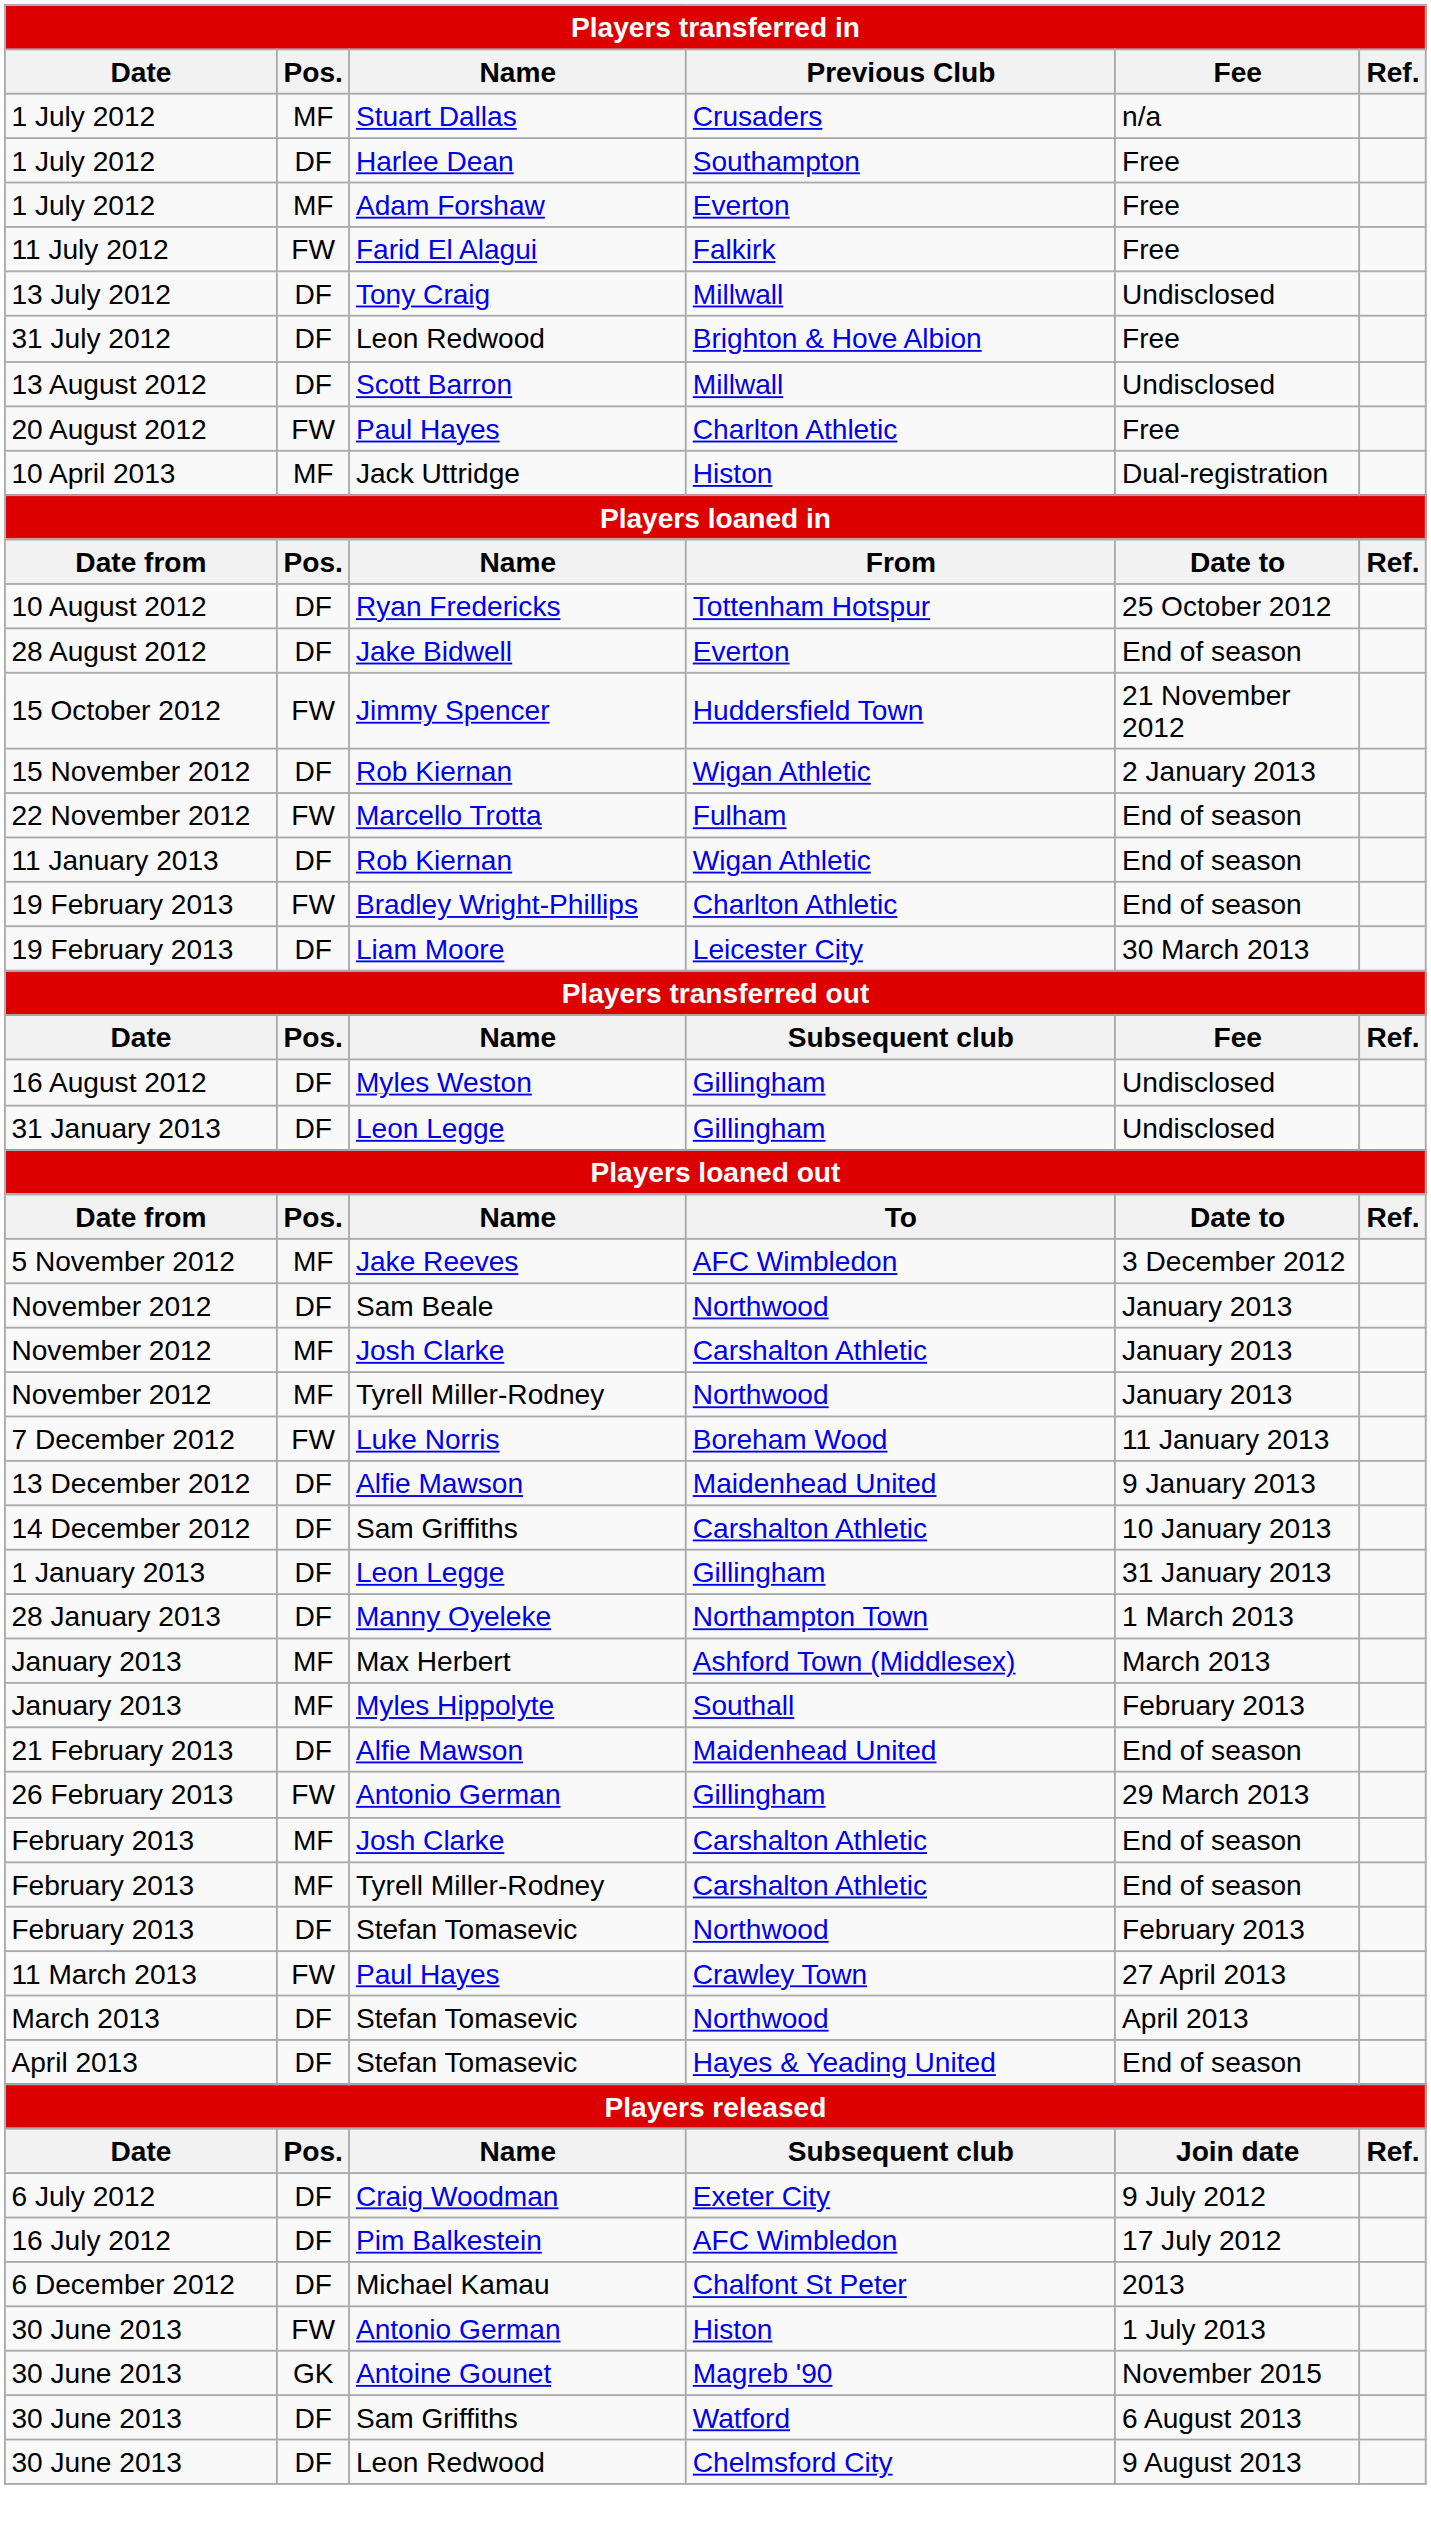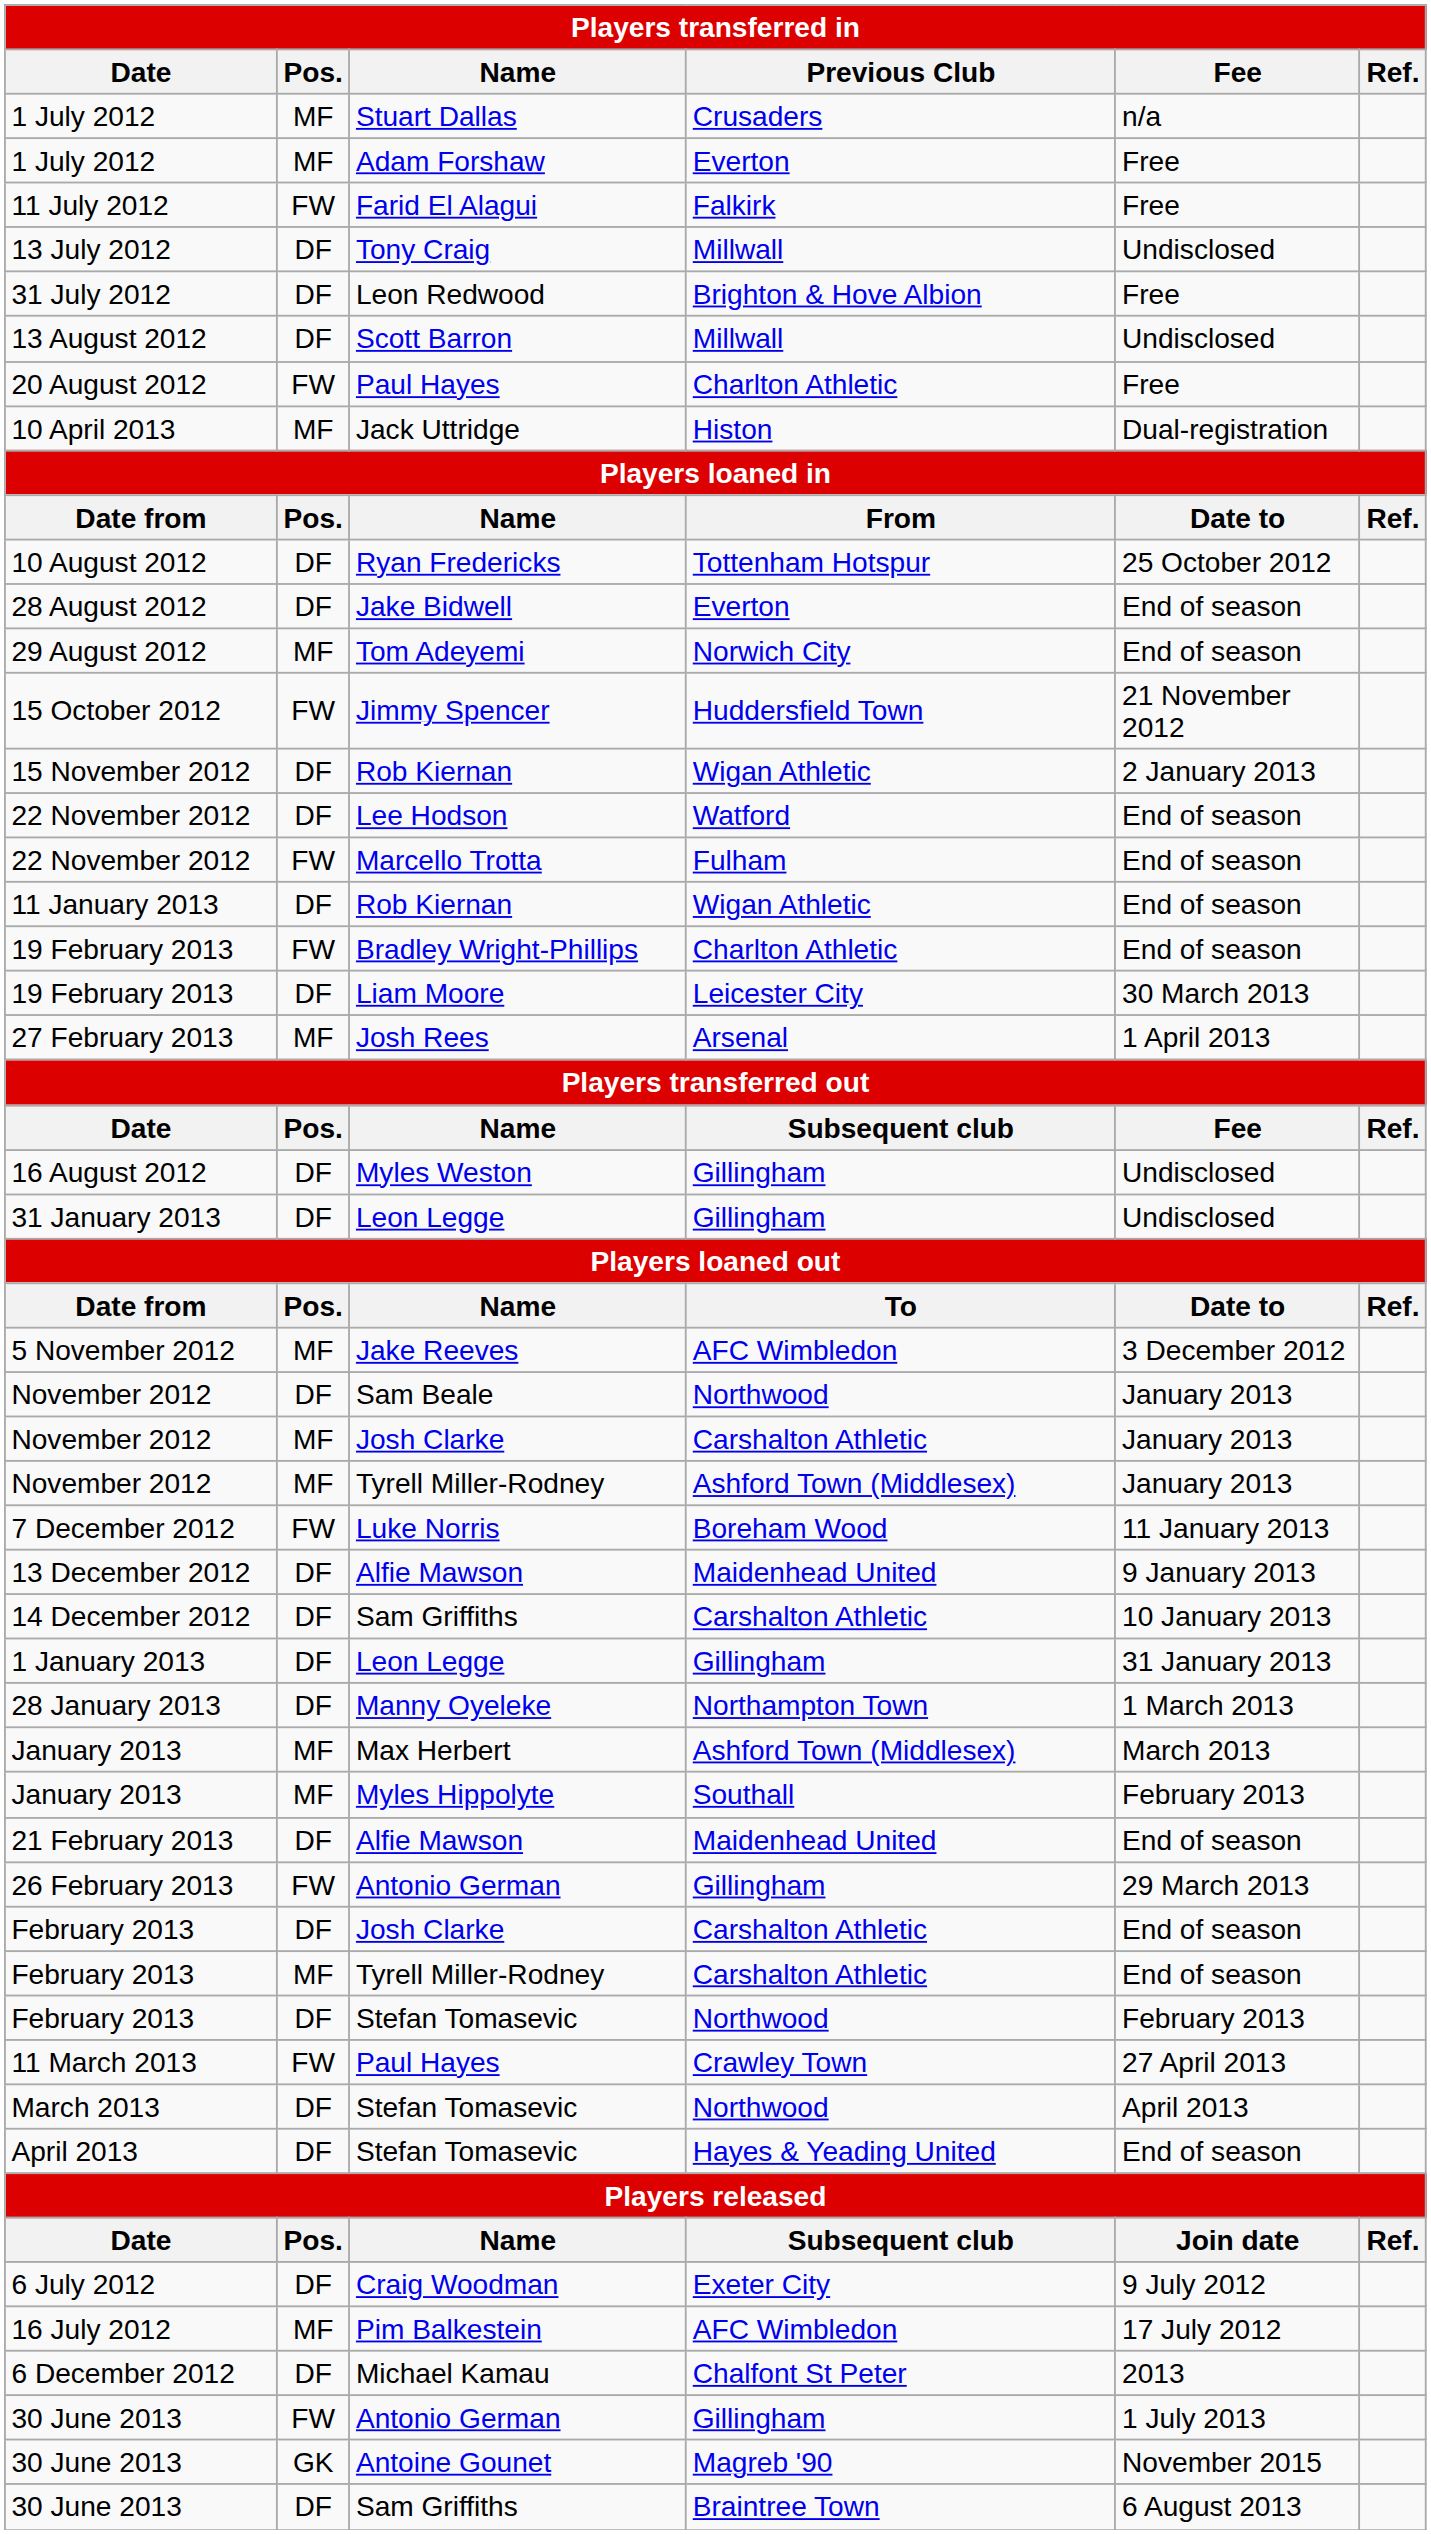- row: (83, 161)
+ row: (109, 651)
+ row: (131, 816)
+ row: (122, 1038)
(761, 1394) Northwood -> (854, 1483) Ashford Town (Middlesex)
(313, 1839) MF -> (313, 1928) DF
(313, 2240) DF -> (313, 2329) MF
(733, 2329) Histon -> (759, 2418) Gillingham
(741, 2418) Watford -> (786, 2507) Braintree Town
- row: (97, 2463)
